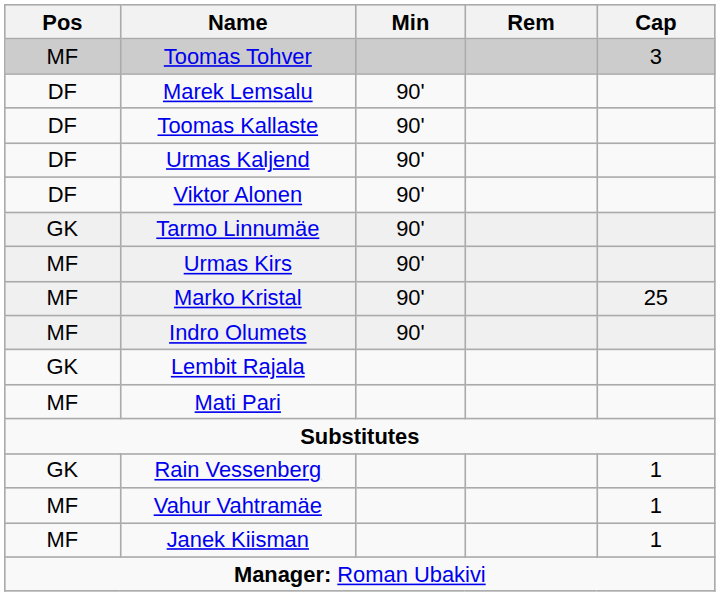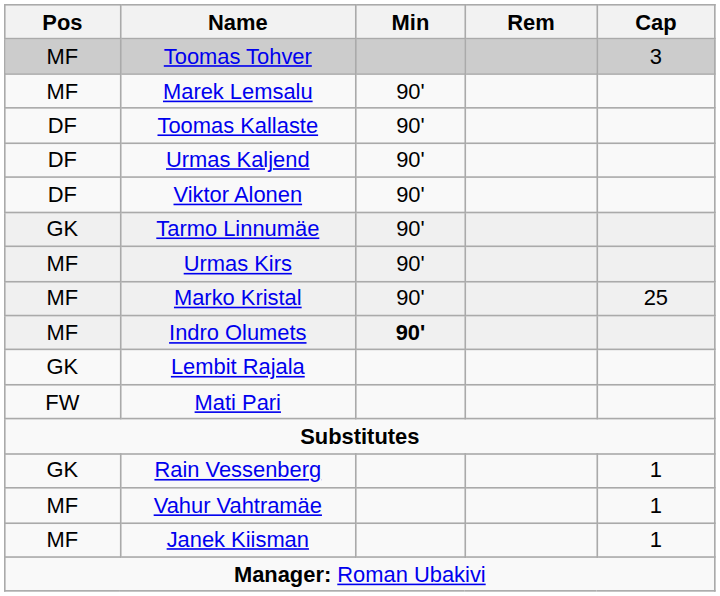(62, 91) DF -> (62, 91) MF
(410, 332) normal -> (410, 332) bold
(62, 401) MF -> (62, 401) FW
